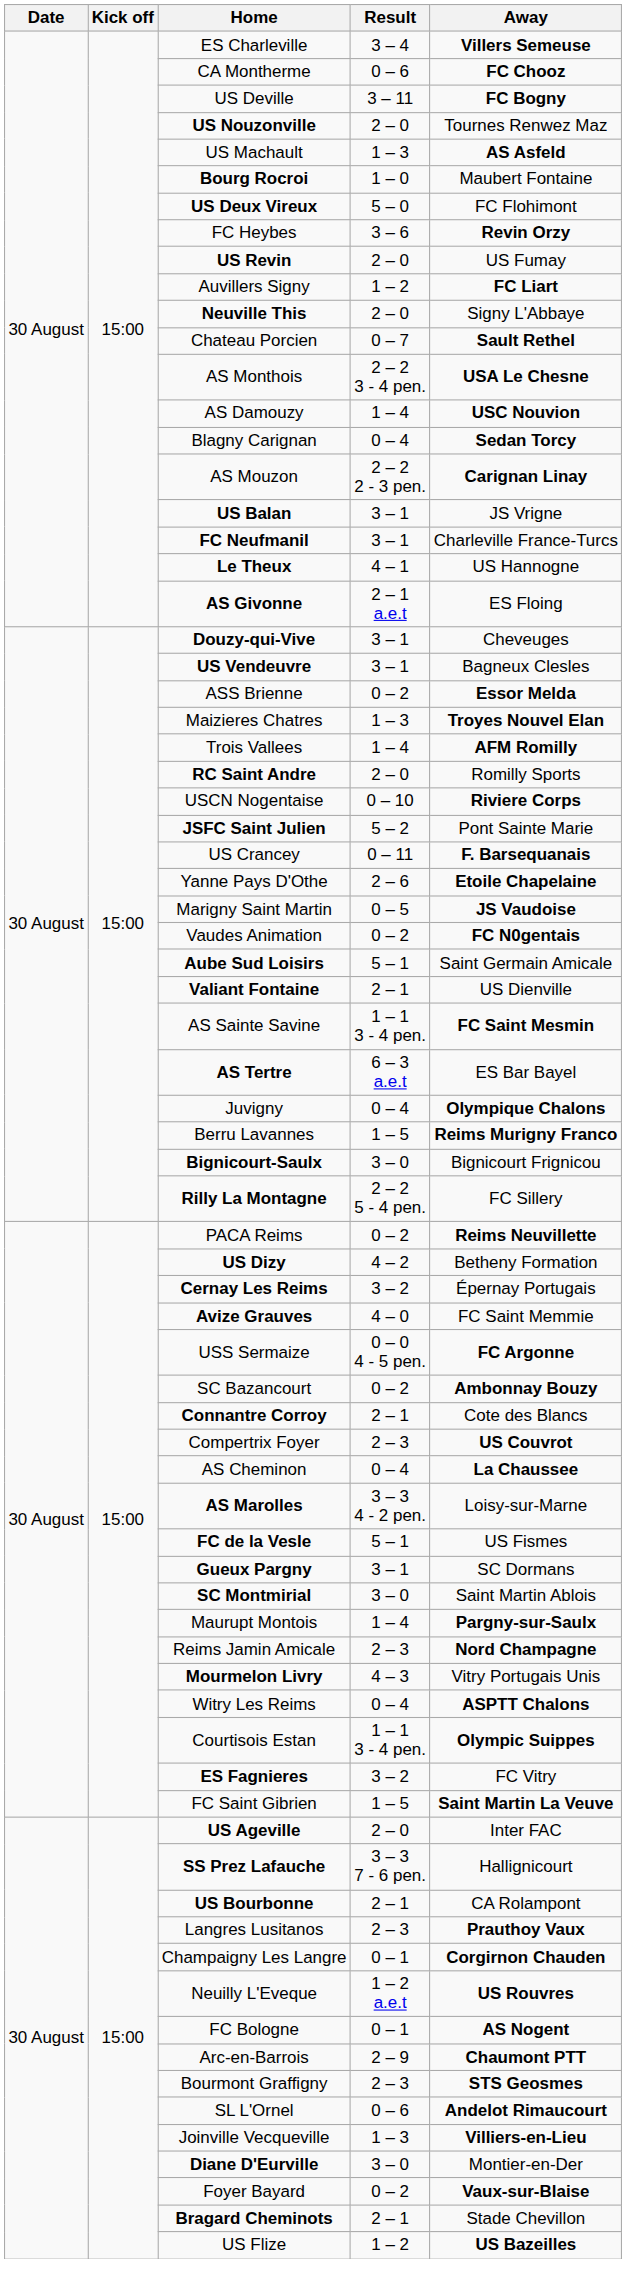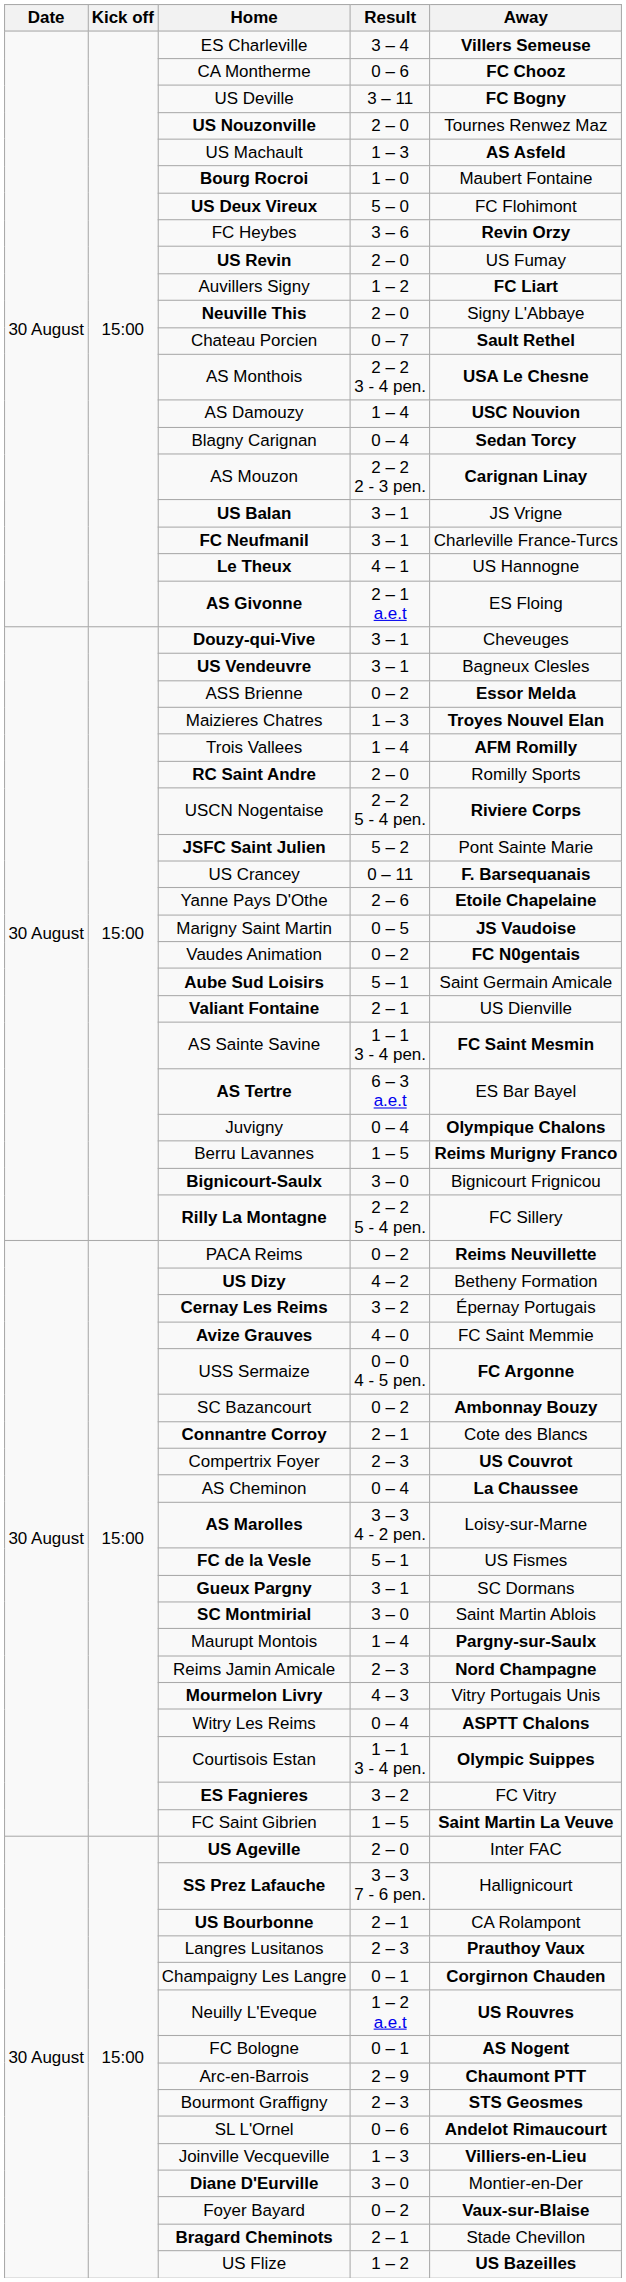(390, 801) 0 – 10 -> (390, 810) 2 – 2 5 - 4 pen.
